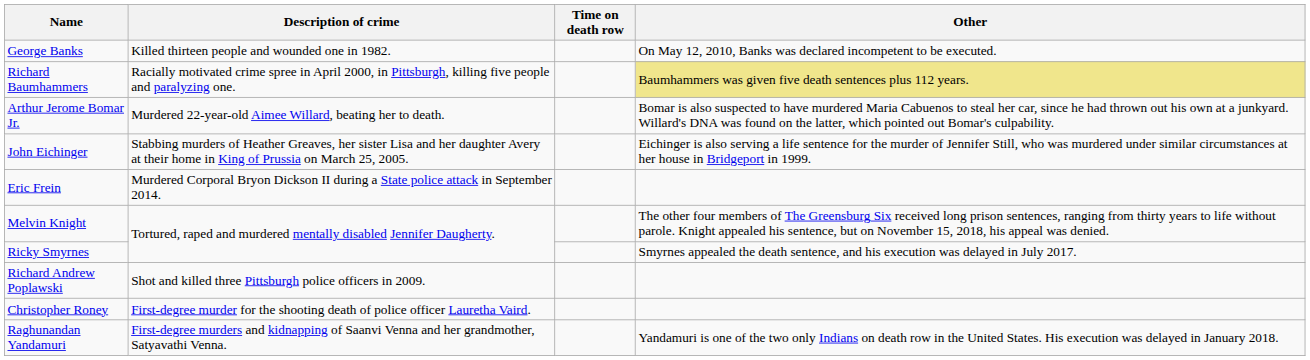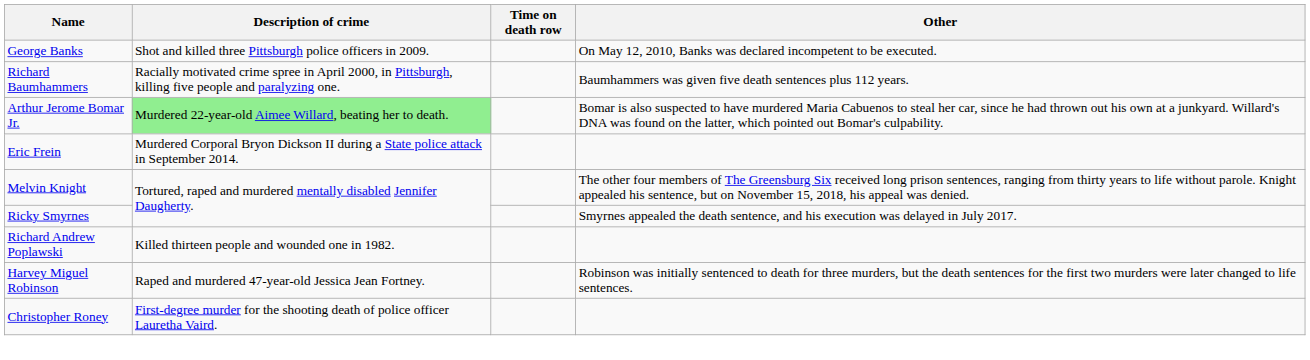(261, 51) Killed thirteen people and wounded one in 1982. -> (282, 51) Shot and killed three Pittsburgh police officers in 2009.
(804, 79) khaki background -> (744, 79) no background
(288, 115) no background -> (292, 115) lightgreen background
- row: (47, 151)
(278, 280) Shot and killed three Pittsburgh police officers in 2009. -> (265, 244) Killed thirteen people and wounded one in 1982.
+ row: (48, 280)
- row: (44, 337)
